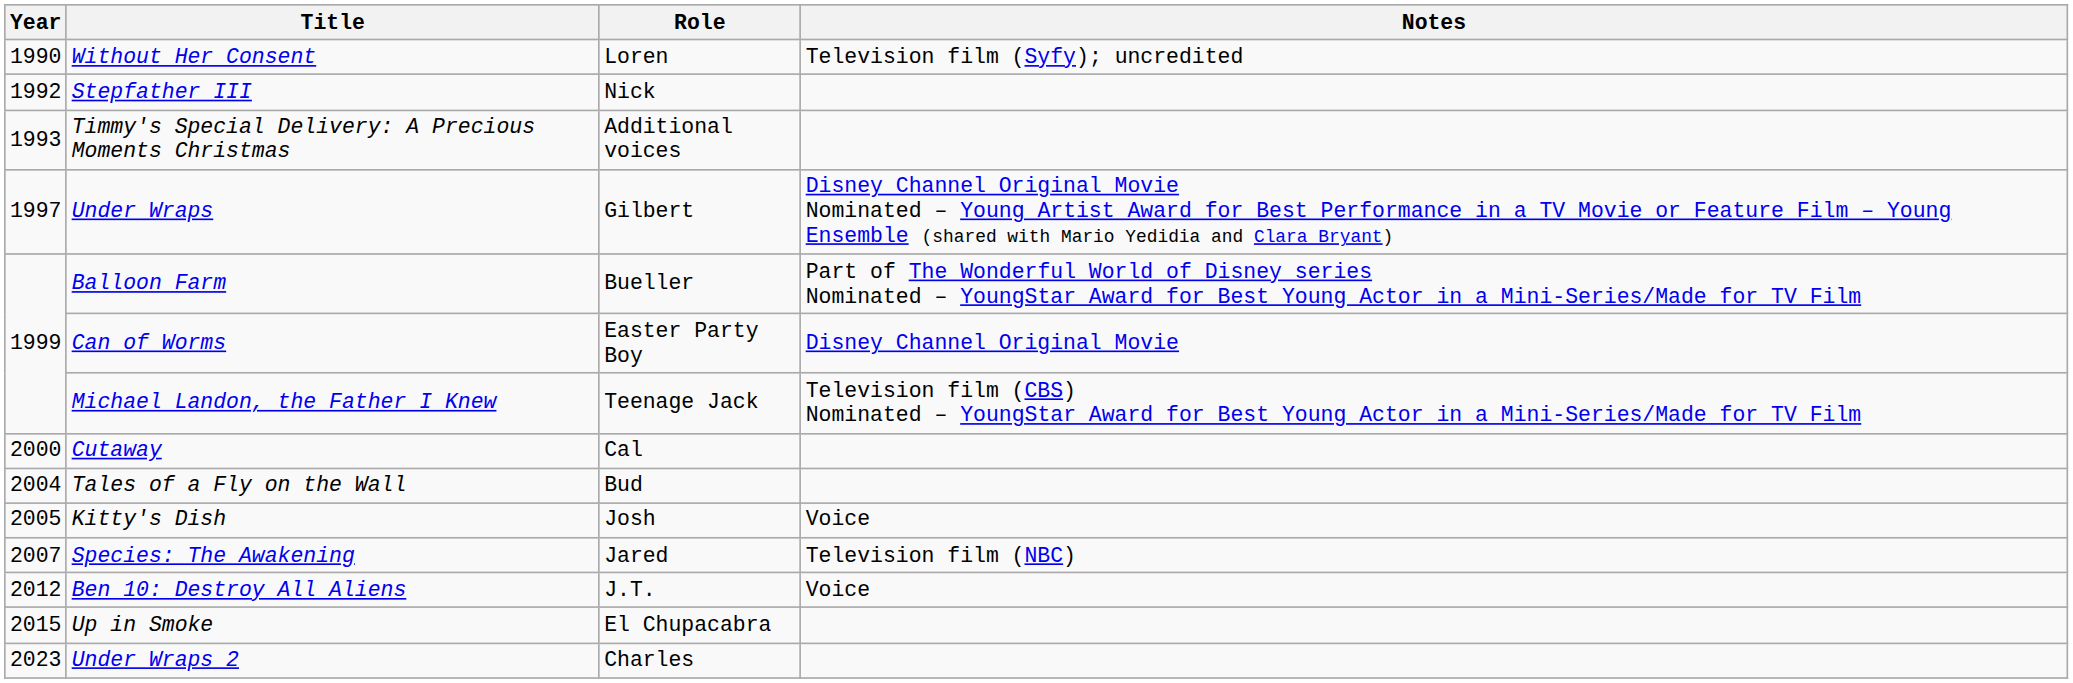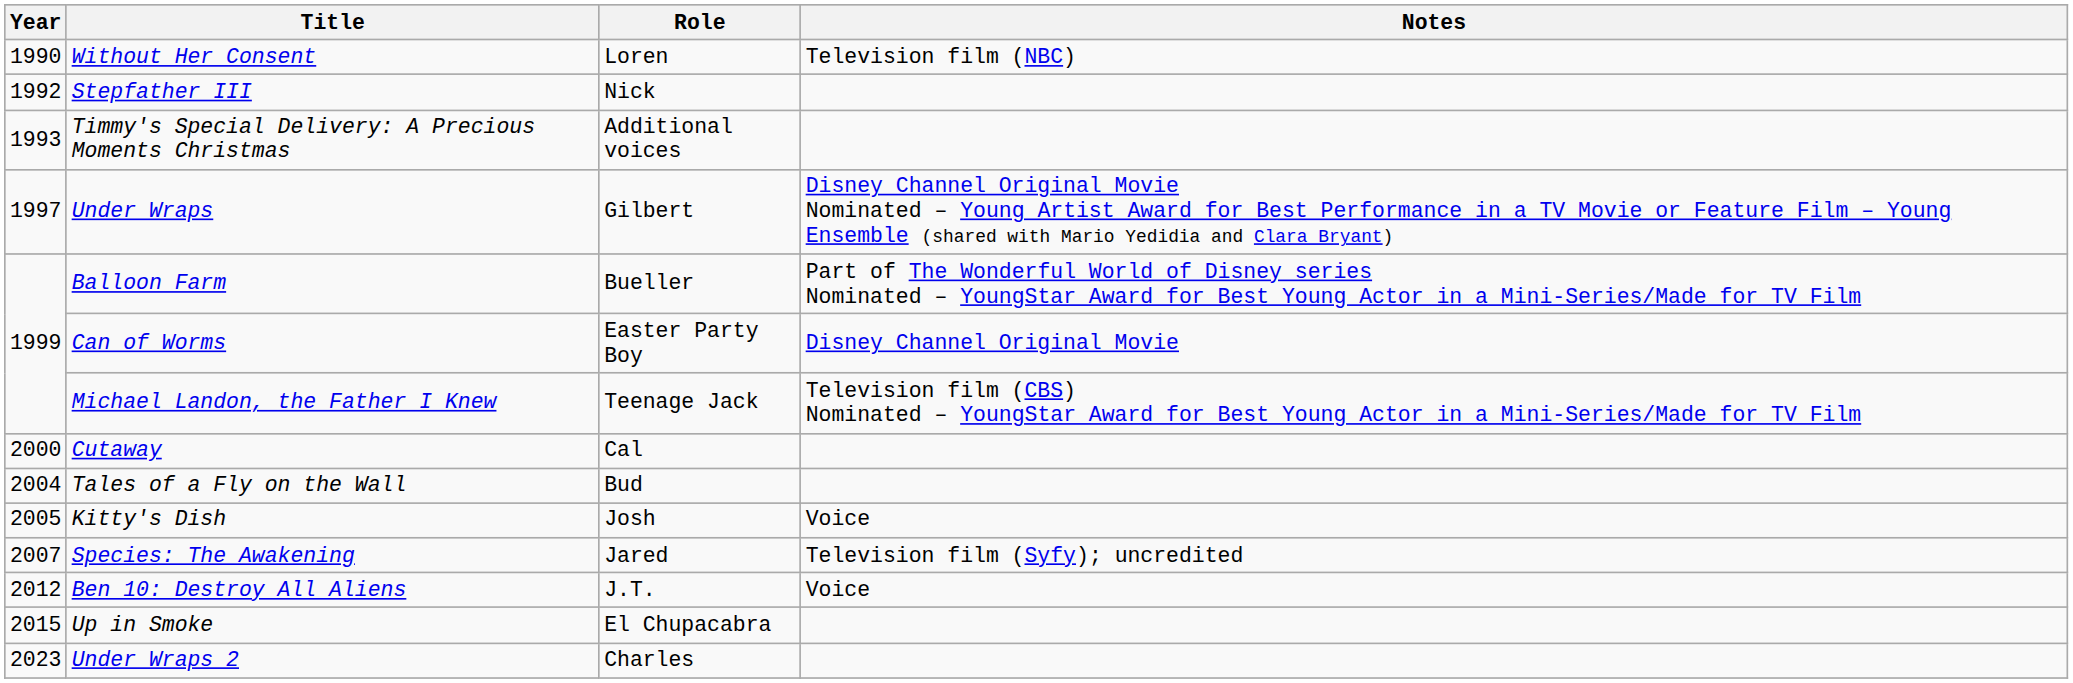(1025, 57) Television film (Syfy); uncredited -> (941, 57) Television film (NBC)
(941, 555) Television film (NBC) -> (1025, 555) Television film (Syfy); uncredited
